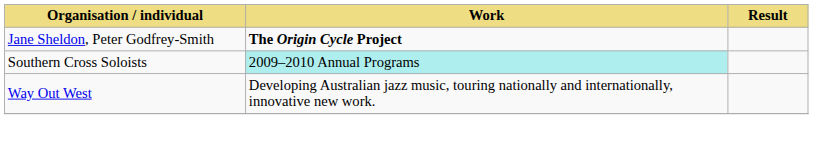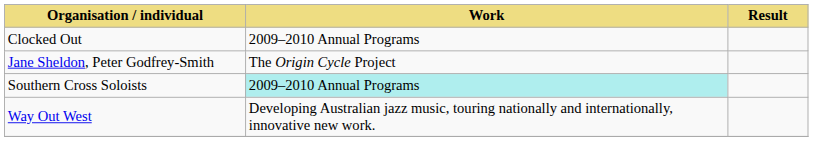+ row: (45, 39)
(325, 39) bold -> (322, 62) normal
